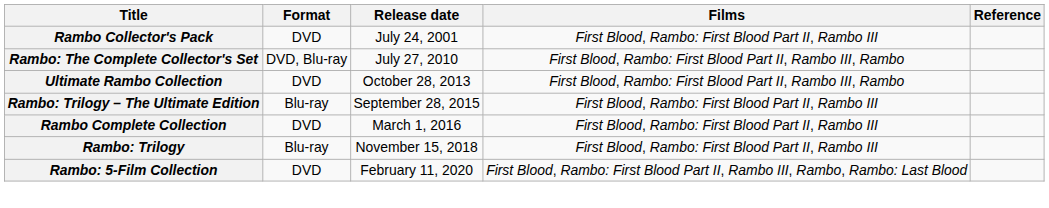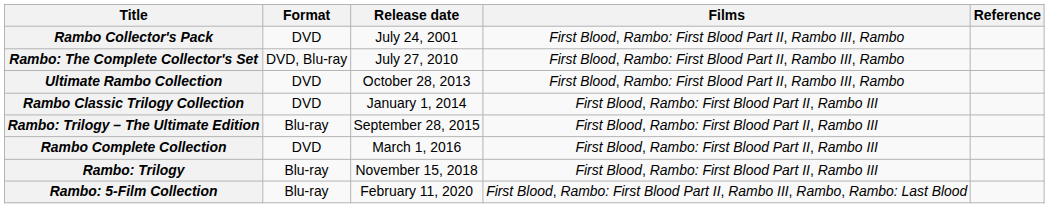(727, 37) First Blood, Rambo: First Blood Part II, Rambo III -> (727, 37) First Blood, Rambo: First Blood Part II, Rambo III, Rambo
+ row: (134, 103)
(307, 170) DVD -> (307, 192) Blu-ray
